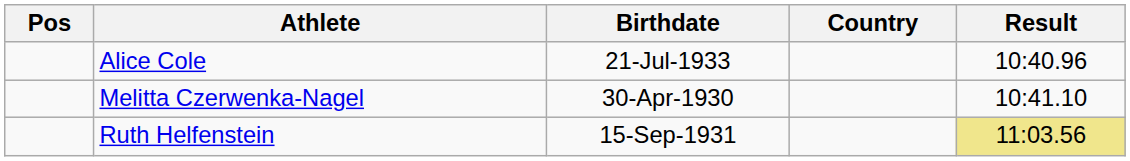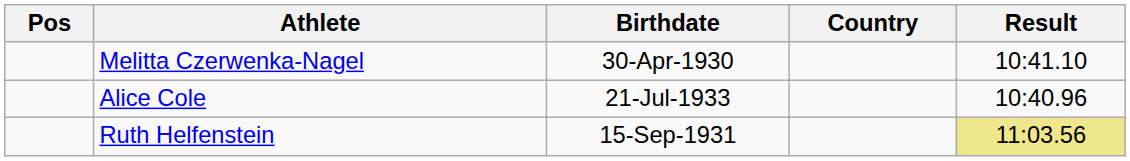rows swapped: (153, 60) <-> (232, 98)
